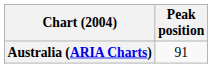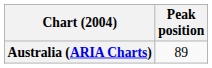(181, 52) 91 -> (181, 52) 89
